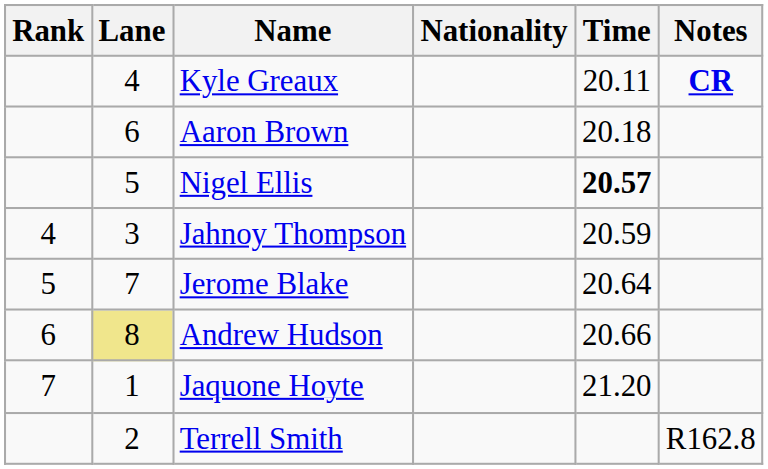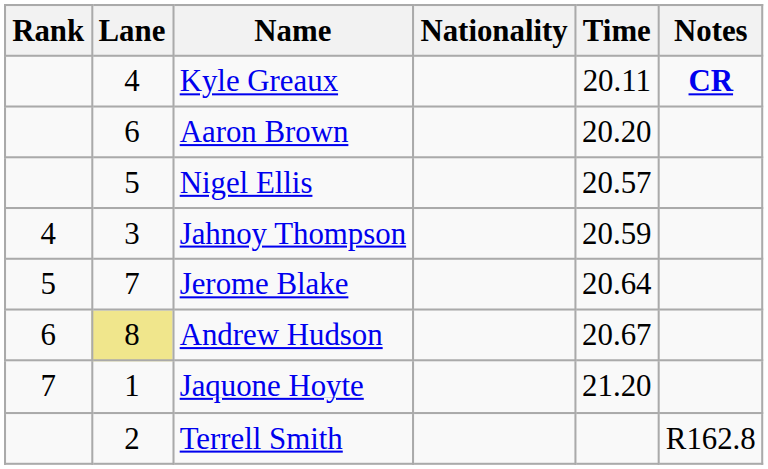(617, 131) 20.18 -> (617, 131) 20.20
(617, 182) bold -> (617, 182) normal
(617, 335) 20.66 -> (617, 335) 20.67
